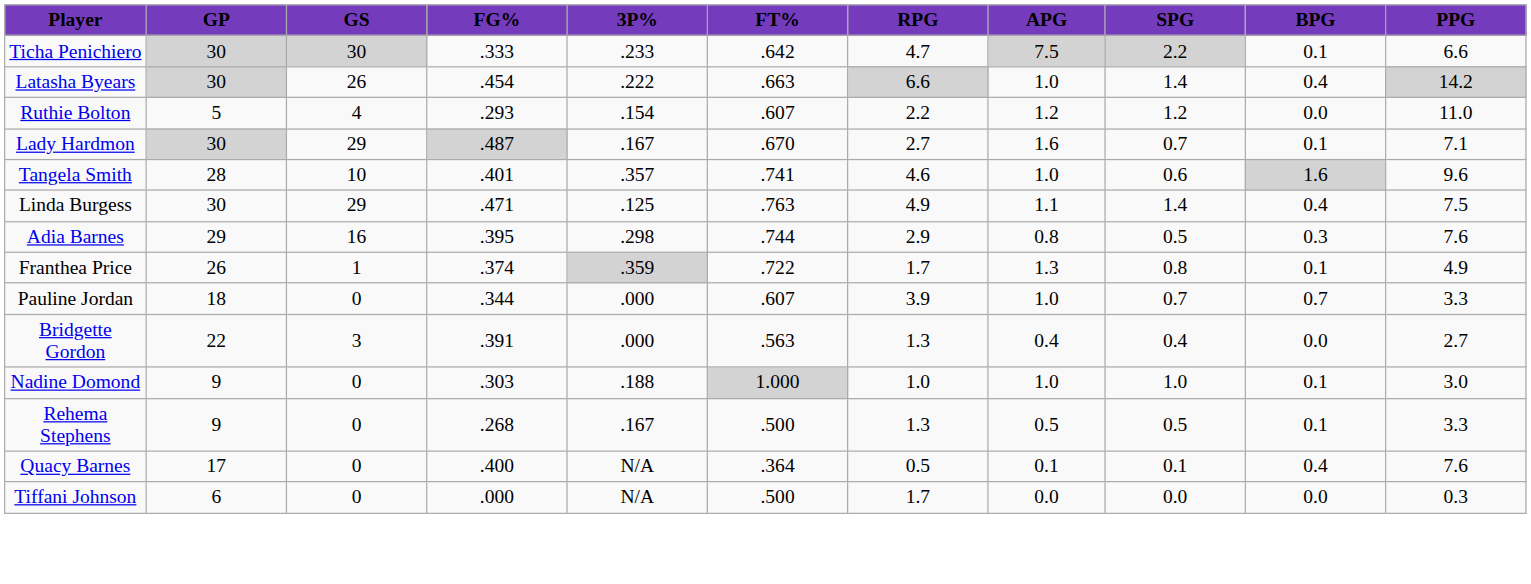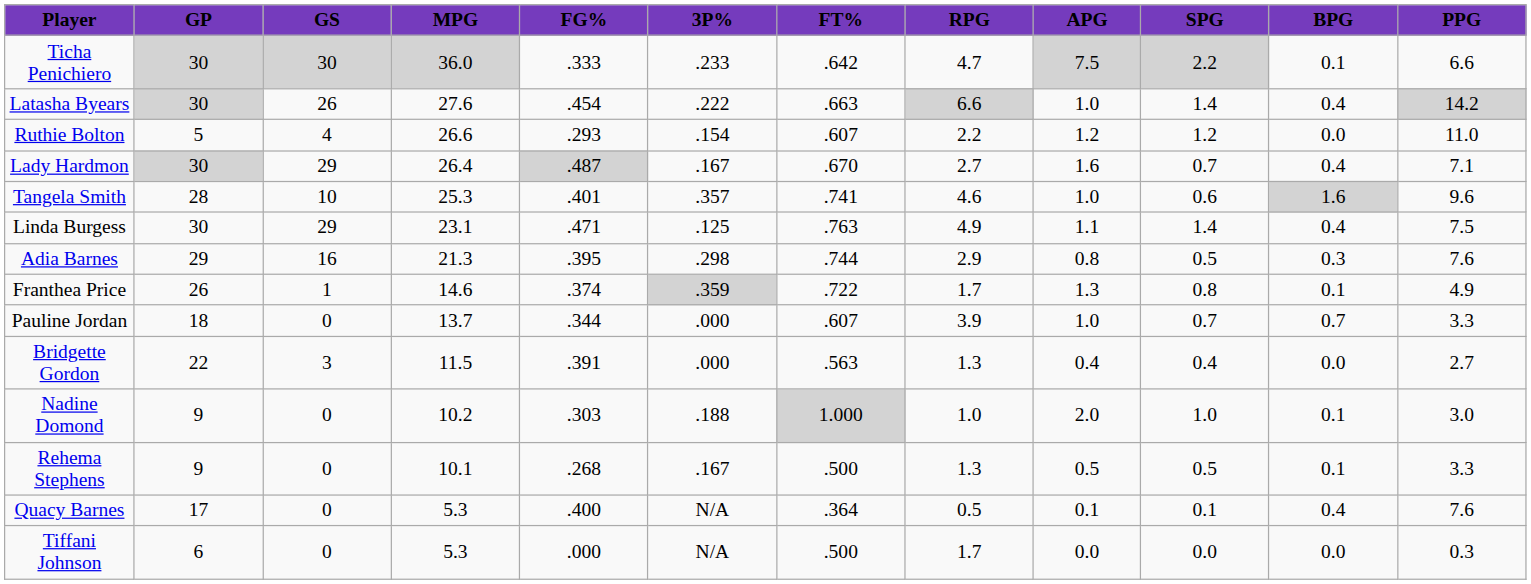+ column: (455, 19)
(1315, 143) 0.1 -> (1333, 165) 0.4
(1047, 382) 1.0 -> (1087, 415) 2.0
